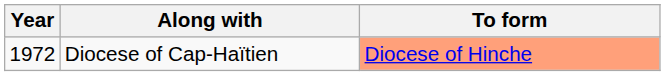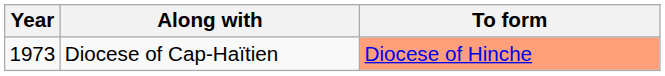(32, 53) 1972 -> (32, 53) 1973
